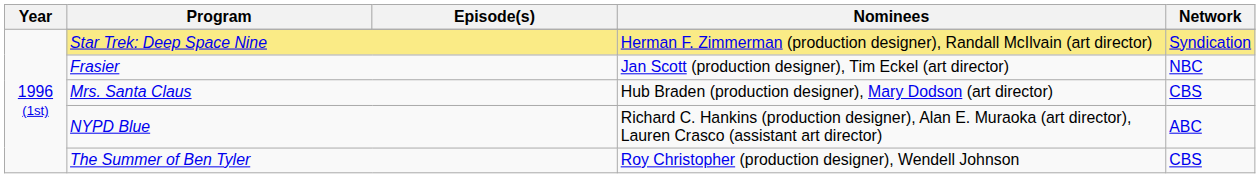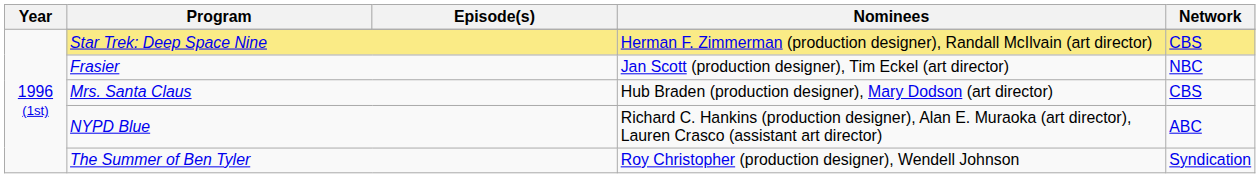(1210, 42) Syndication -> (1186, 42) CBS
(1186, 160) CBS -> (1210, 160) Syndication
